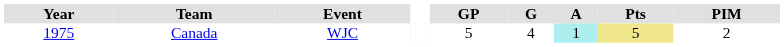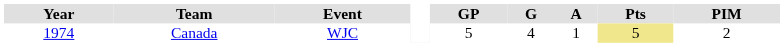(59, 33) 1975 -> (59, 33) 1974
(576, 33) paleturquoise background -> (576, 33) no background
